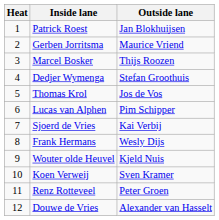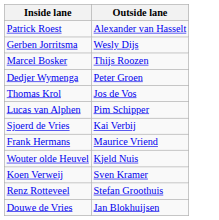- column: (17, 12)
(152, 28) Jan Blokhuijsen -> (140, 28) Alexander van Hasselt
(152, 45) Maurice Vriend -> (116, 45) Wesly Dijs
(154, 77) Stefan Groothuis -> (118, 77) Peter Groen
(142, 142) Wesly Dijs -> (126, 142) Maurice Vriend
(144, 191) Peter Groen -> (128, 191) Stefan Groothuis
(166, 207) Alexander van Hasselt -> (126, 207) Jan Blokhuijsen
